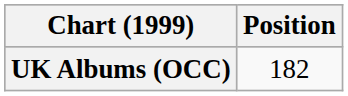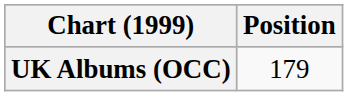(289, 68) 182 -> (289, 68) 179
